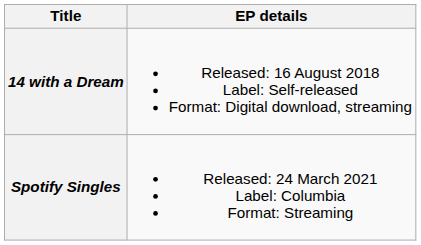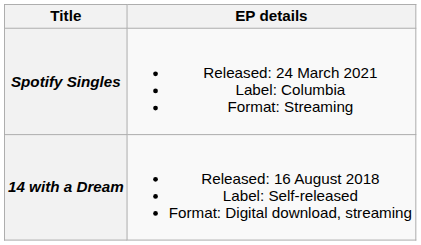rows swapped: (66, 81) <-> (66, 187)
